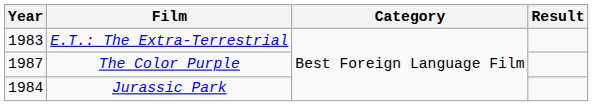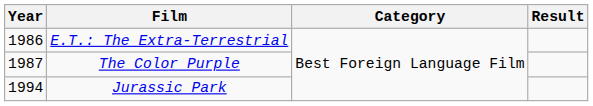(26, 40) 1983 -> (26, 40) 1986
(26, 88) 1984 -> (26, 88) 1994
